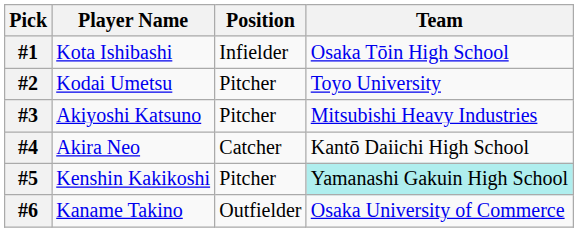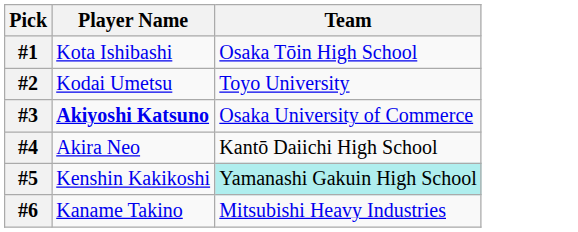- column: (260, 20)
(129, 115) normal -> (133, 115) bold
(424, 115) Mitsubishi Heavy Industries -> (346, 115) Osaka University of Commerce
(438, 210) Osaka University of Commerce -> (333, 210) Mitsubishi Heavy Industries
